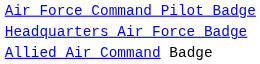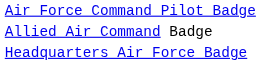rows swapped: (126, 32) <-> (109, 53)
